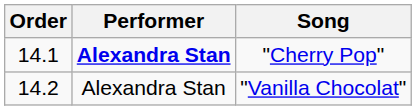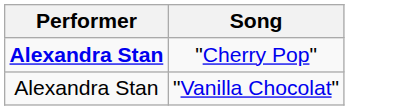- column: (38, 21)
